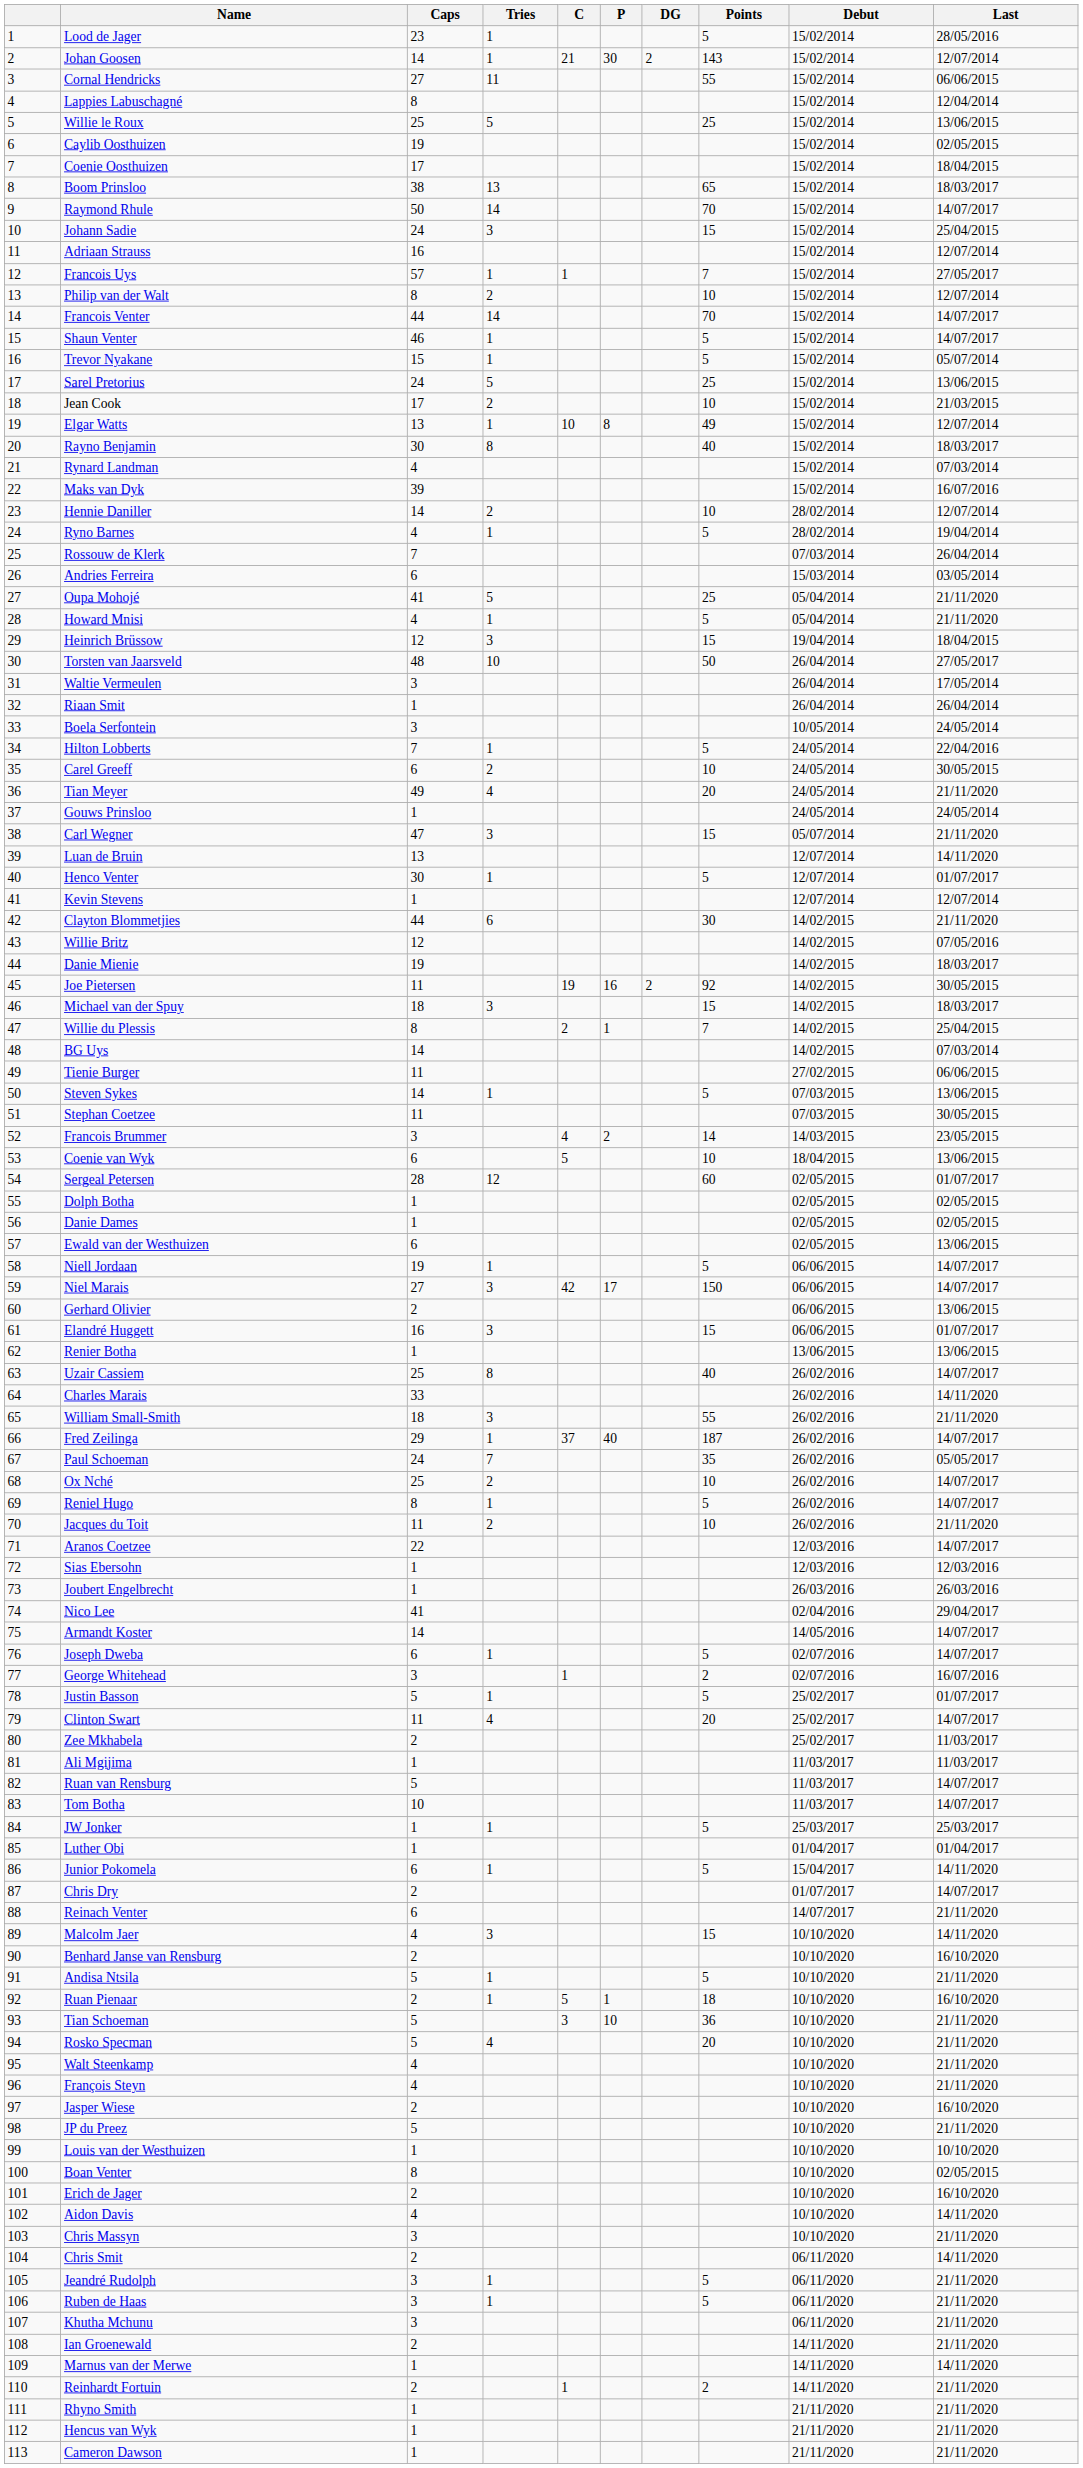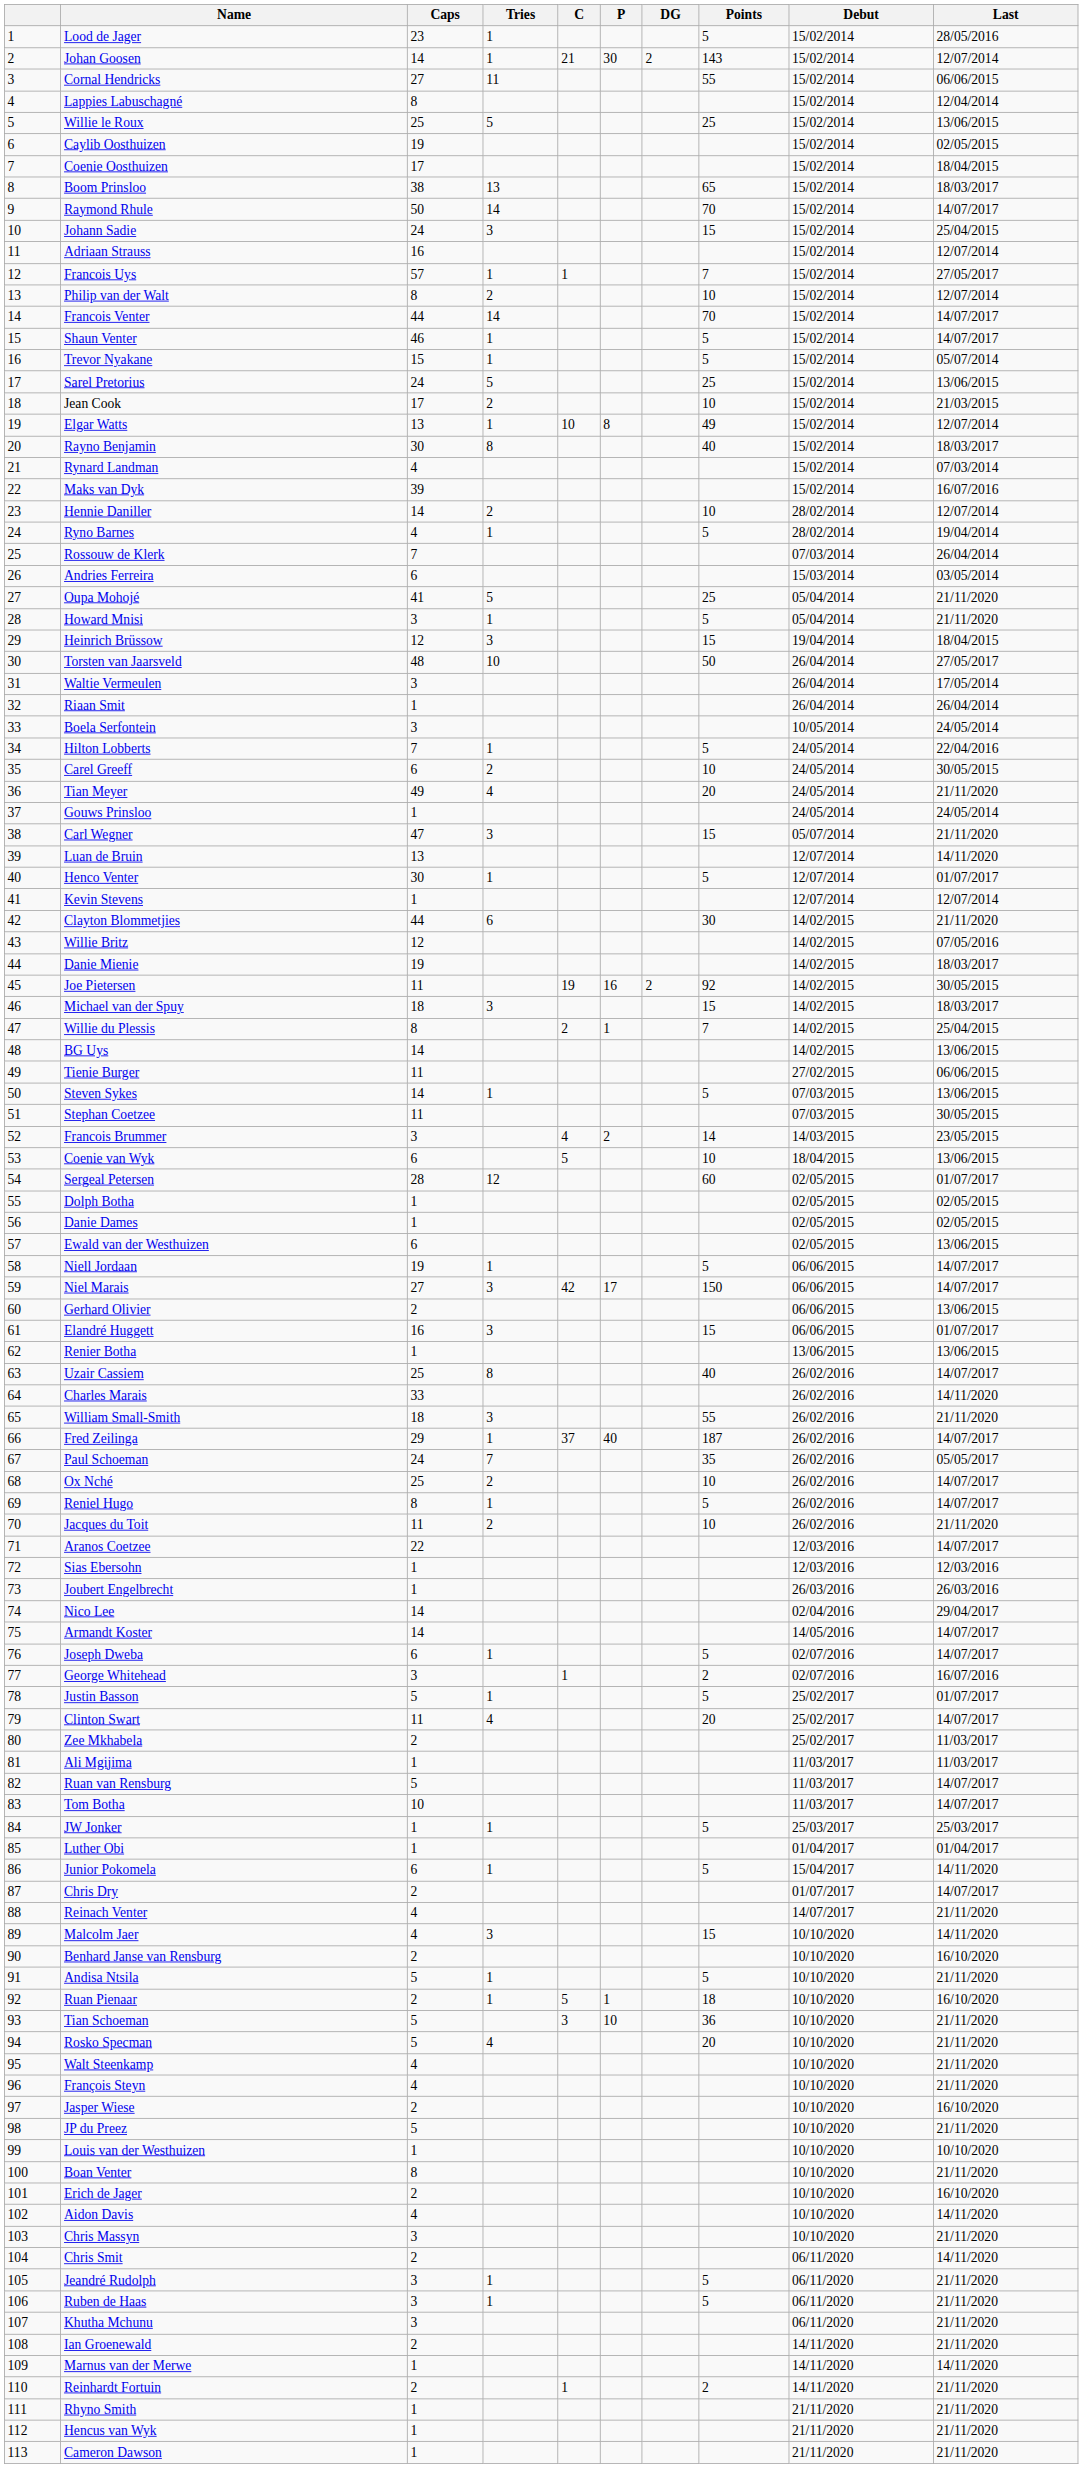(414, 619) 4 -> (414, 619) 3
(967, 1050) 07/03/2014 -> (967, 1050) 13/06/2015
(417, 1611) 41 -> (417, 1611) 14
(414, 1913) 6 -> (414, 1913) 4
(967, 2172) 02/05/2015 -> (967, 2172) 21/11/2020
